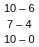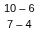- row: (19, 39)
